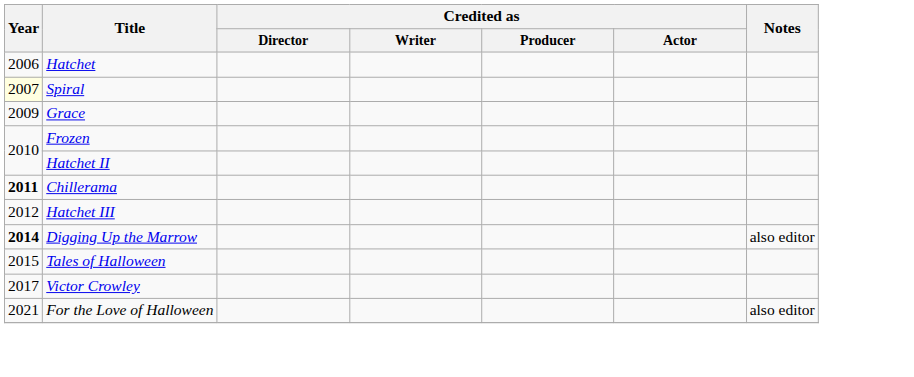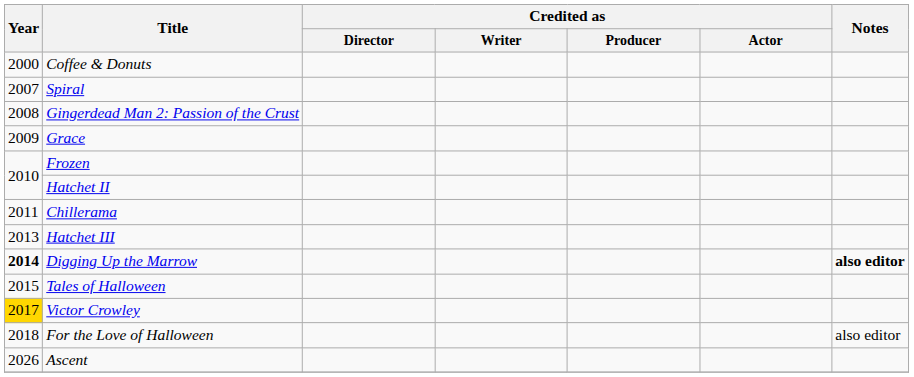+ row: (99, 64)
- row: (71, 64)
(24, 89) lightyellow background -> (24, 89) no background
+ row: (173, 113)
(23, 187) bold -> (23, 212) normal
(24, 212) 2012 -> (24, 236) 2013
(782, 236) normal -> (870, 261) bold
(24, 285) no background -> (24, 310) gold background
(24, 310) 2021 -> (24, 335) 2018
+ row: (67, 359)
